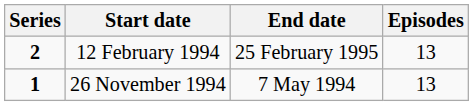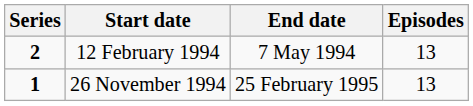(307, 52) 25 February 1995 -> (307, 52) 7 May 1994
(307, 84) 7 May 1994 -> (307, 84) 25 February 1995
